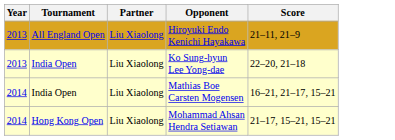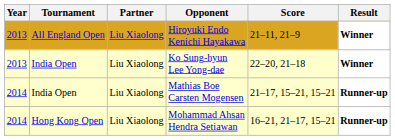+ column: (364, 13)
(293, 92) 16–21, 21–17, 15–21 -> (293, 92) 21–17, 15–21, 15–21
(293, 121) 21–17, 15–21, 15–21 -> (293, 121) 16–21, 21–17, 15–21
